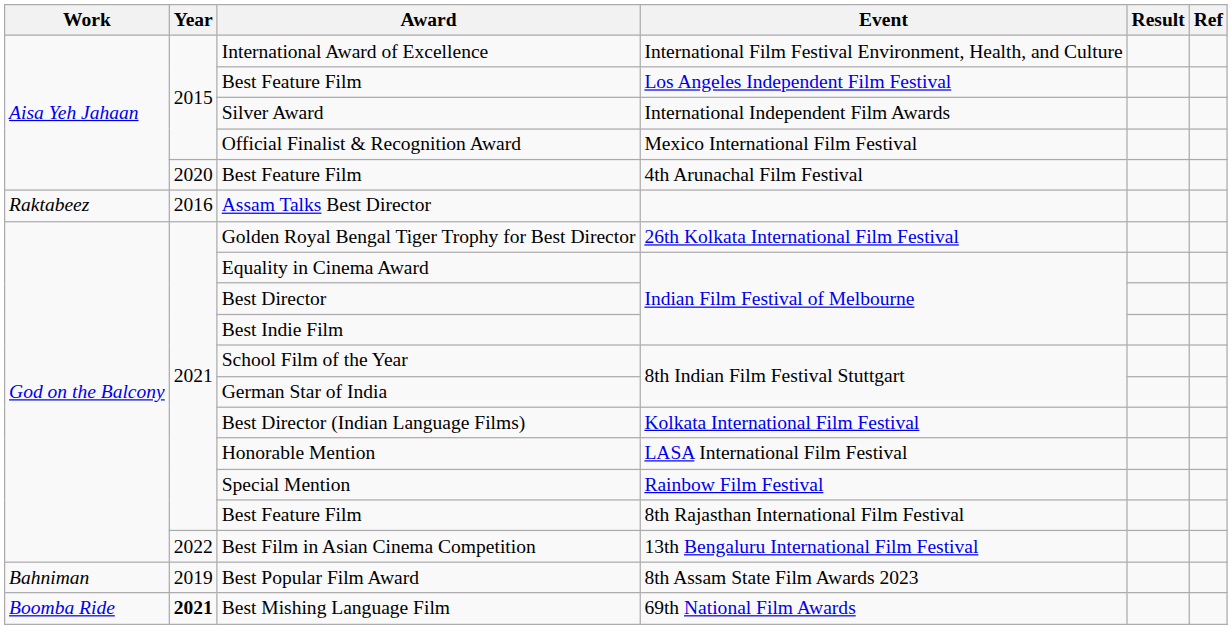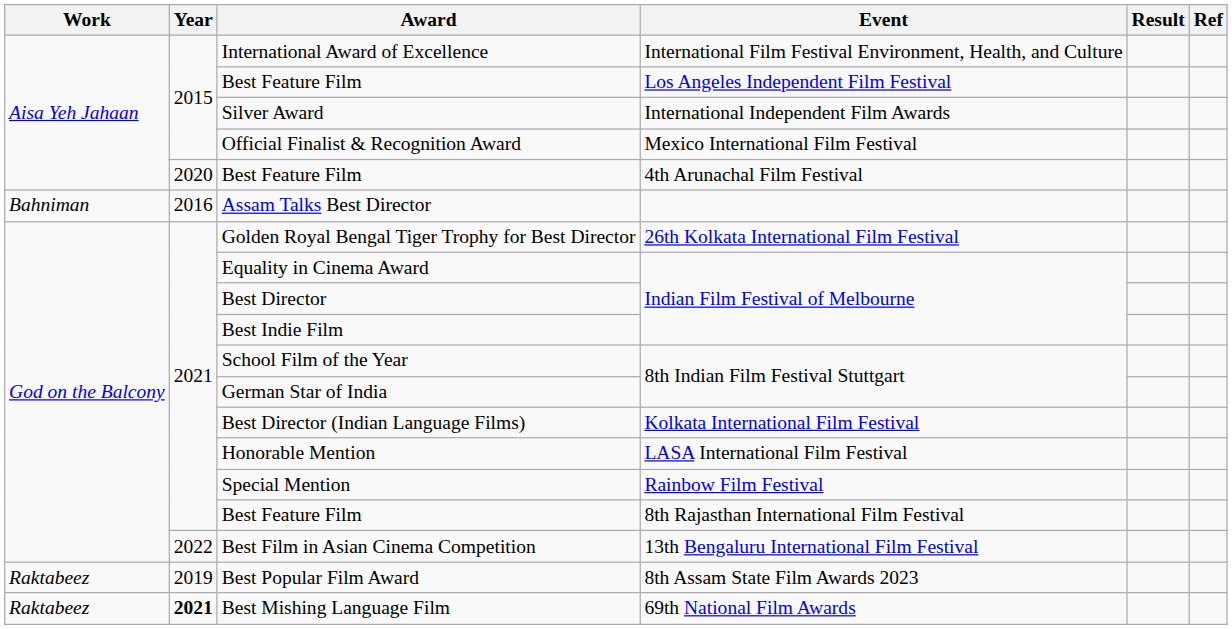(49, 205) Raktabeez -> (49, 205) Bahniman
(49, 577) Bahniman -> (49, 577) Raktabeez
(62, 608) Boomba Ride -> (49, 608) Raktabeez
